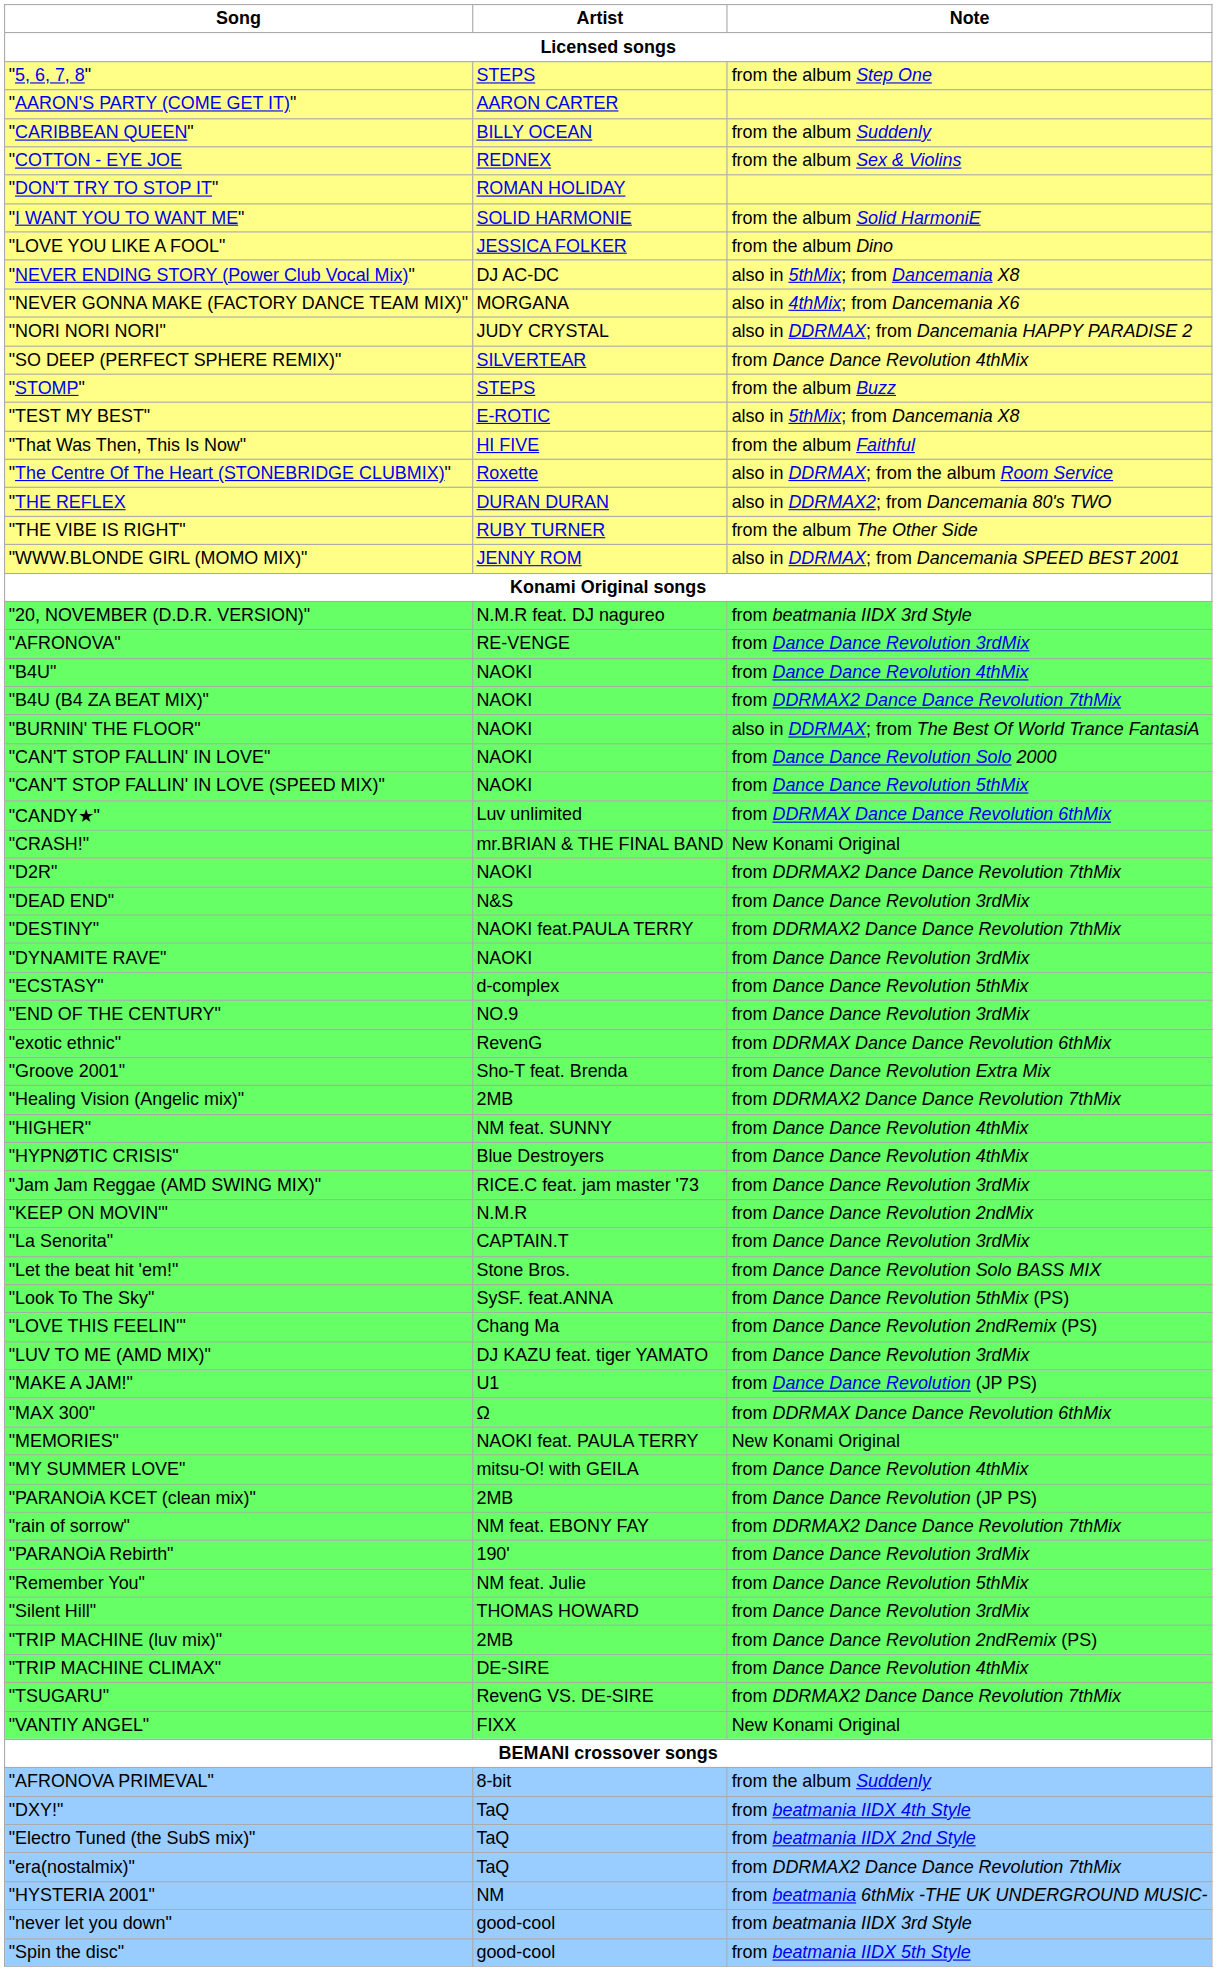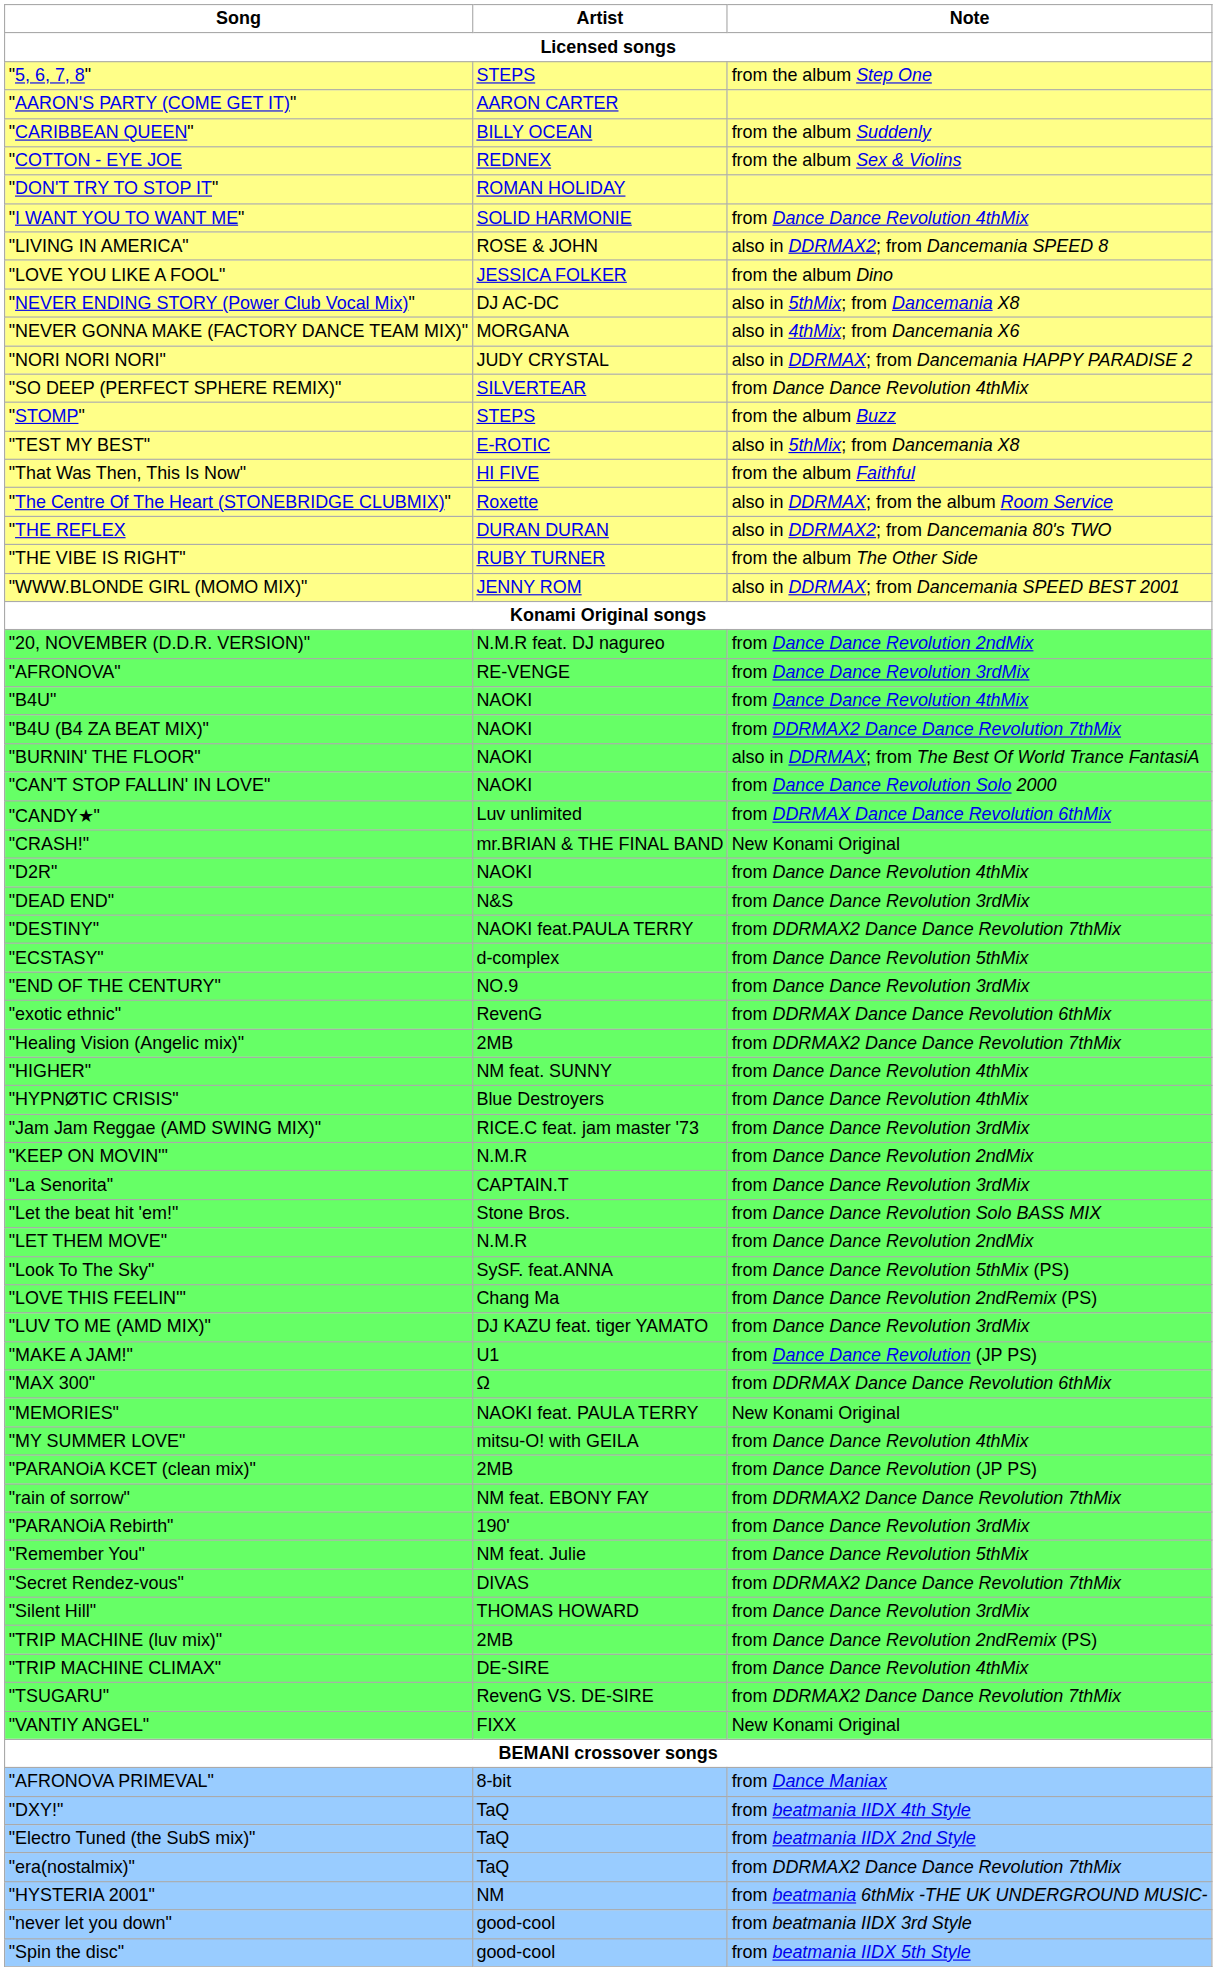(856, 217) from the album Solid HarmoniE -> (880, 217) from Dance Dance Revolution 4thMix
+ row: (99, 246)
(852, 615) from beatmania IIDX 3rd Style -> (883, 643) from Dance Dance Revolution 2ndMix
- row: (197, 786)
(926, 872) from DDRMAX2 Dance Dance Revolution 7thMix -> (880, 872) from Dance Dance Revolution 4thMix
- row: (88, 957)
- row: (67, 1071)
+ row: (88, 1241)
+ row: (96, 1582)
(831, 1781) from the album Suddenly -> (809, 1781) from Dance Maniax
